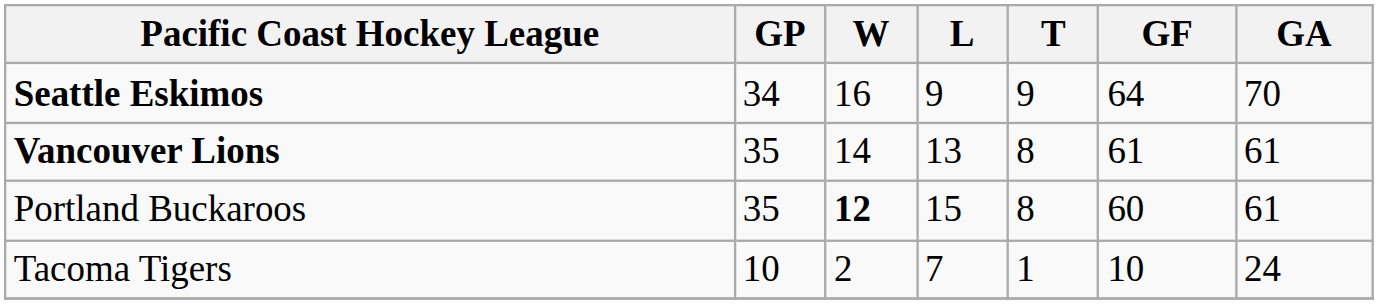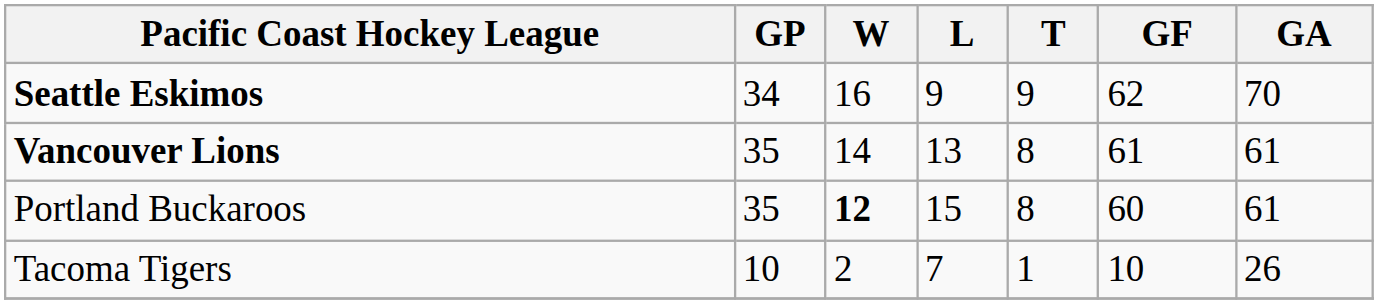(1126, 92) 64 -> (1126, 92) 62
(1263, 268) 24 -> (1263, 268) 26
